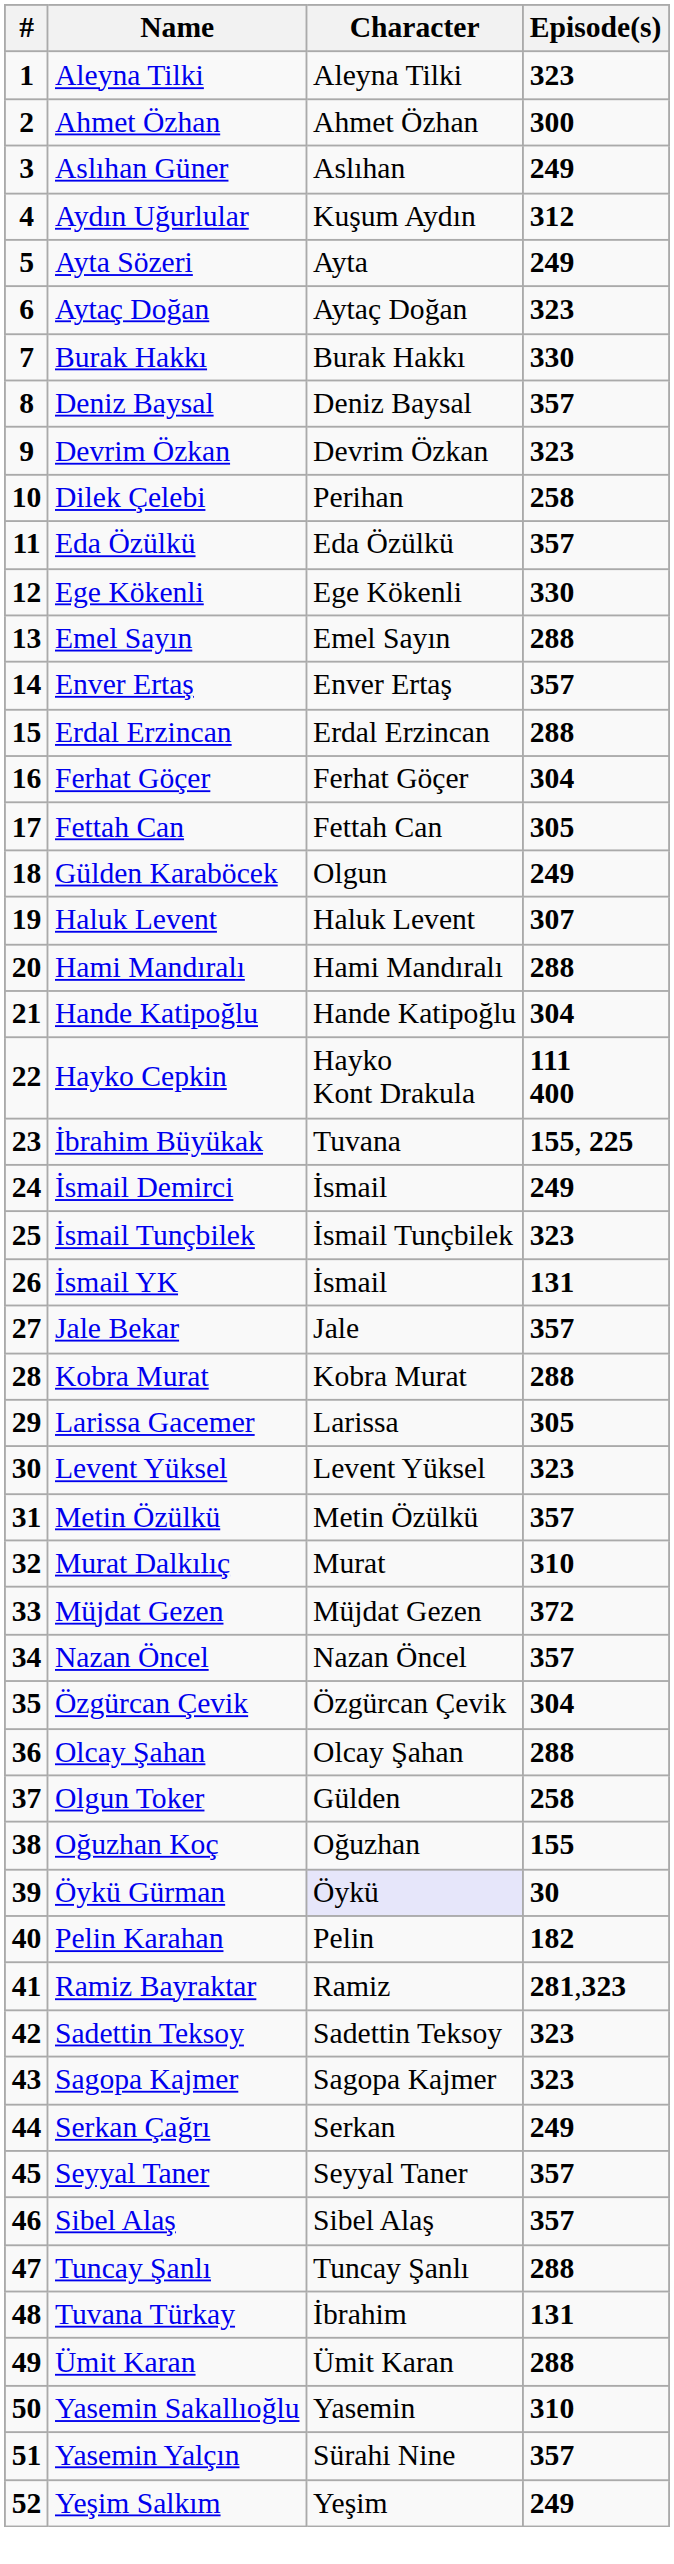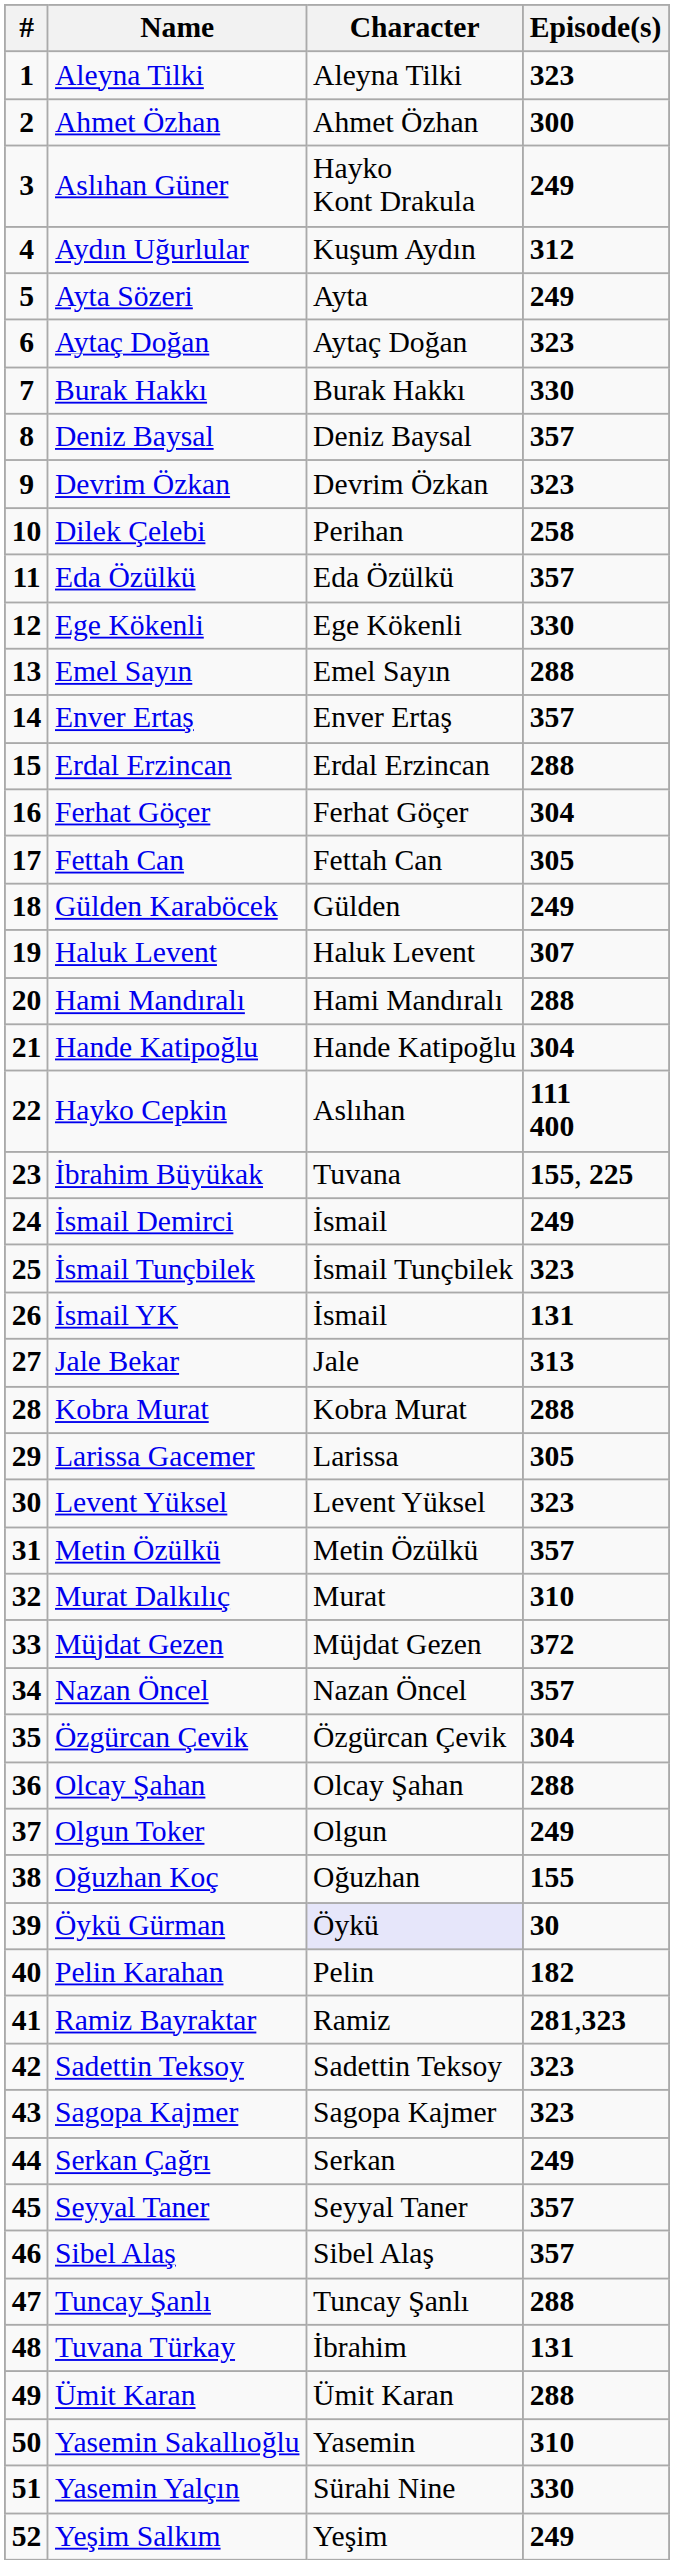(359, 168) Aslıhan -> (394, 185) Hayko Kont Drakula
(350, 872) Olgun -> (357, 906) Gülden
(394, 1077) Hayko Kont Drakula -> (359, 1110) Aslıhan
(552, 1328) 357 -> (552, 1362) 313
(357, 1798) Gülden -> (350, 1831) Olgun
(552, 1798) 258 -> (552, 1831) 249
(552, 2455) 357 -> (552, 2488) 330
